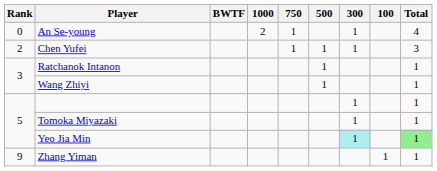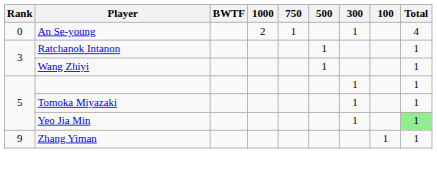- row: (62, 49)
(355, 138) paleturquoise background -> (355, 120) no background
